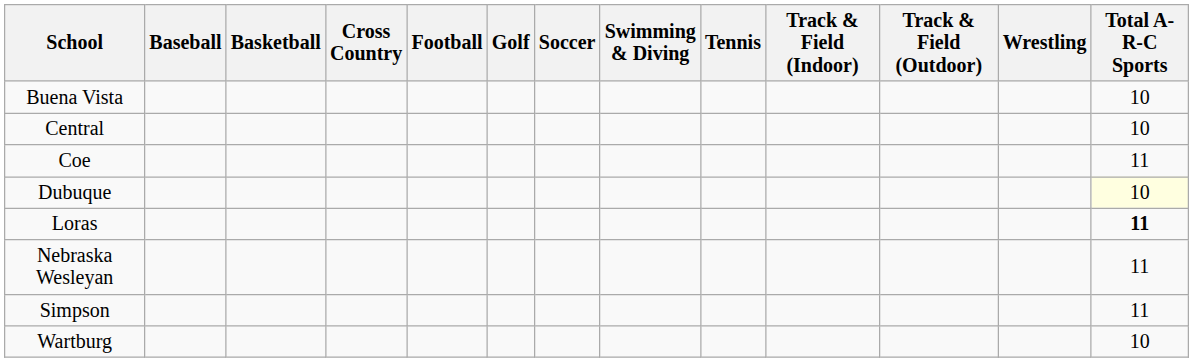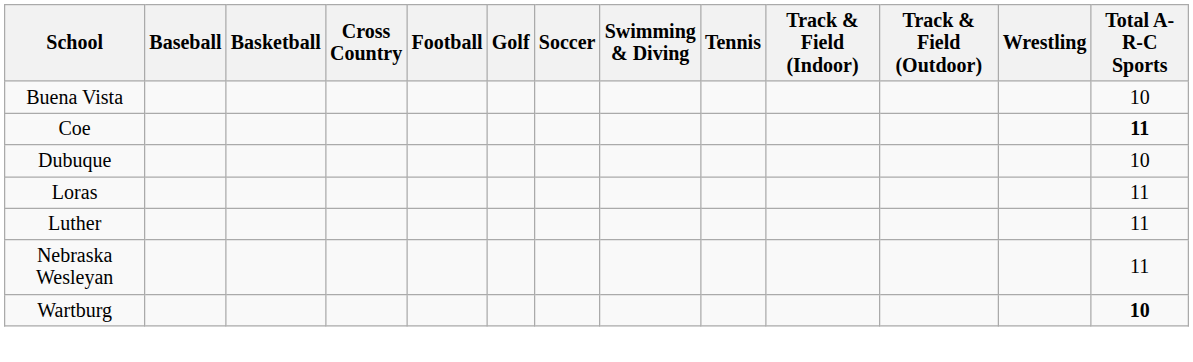- row: (75, 128)
(1140, 160) normal -> (1140, 128) bold
(1140, 192) lightyellow background -> (1140, 160) no background
(1140, 223) bold -> (1140, 192) normal
+ row: (75, 223)
- row: (75, 309)
(1140, 341) normal -> (1140, 309) bold
